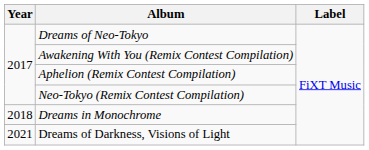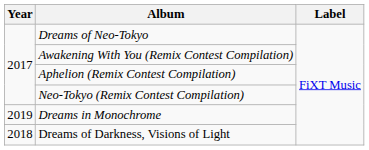(20, 114) 2018 -> (20, 114) 2019
(20, 134) 2021 -> (20, 134) 2018
